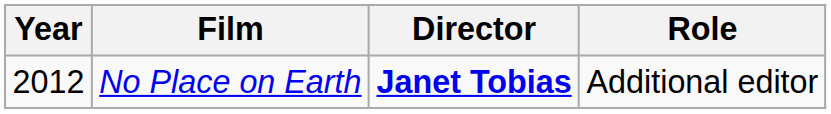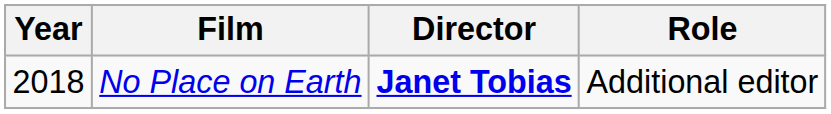(48, 81) 2012 -> (48, 81) 2018
